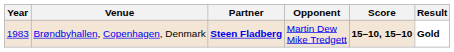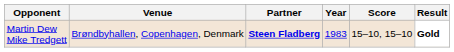columns swapped: (18, 13) <-> (317, 13)
(382, 34) bold -> (382, 34) normal
